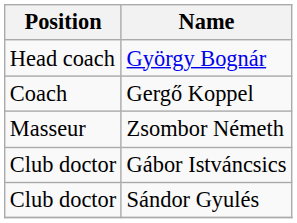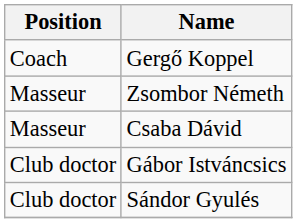- row: (196, 57)
+ row: (184, 128)
